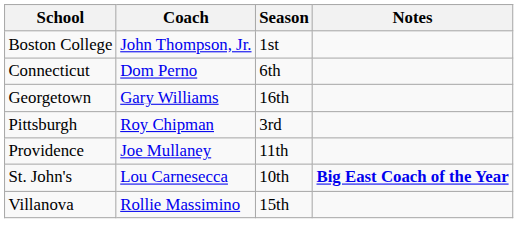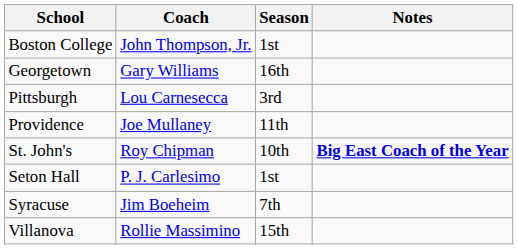- row: (49, 71)
(167, 124) Roy Chipman -> (174, 97) Lou Carnesecca
(174, 177) Lou Carnesecca -> (167, 151) Roy Chipman
+ row: (44, 177)
+ row: (39, 204)
